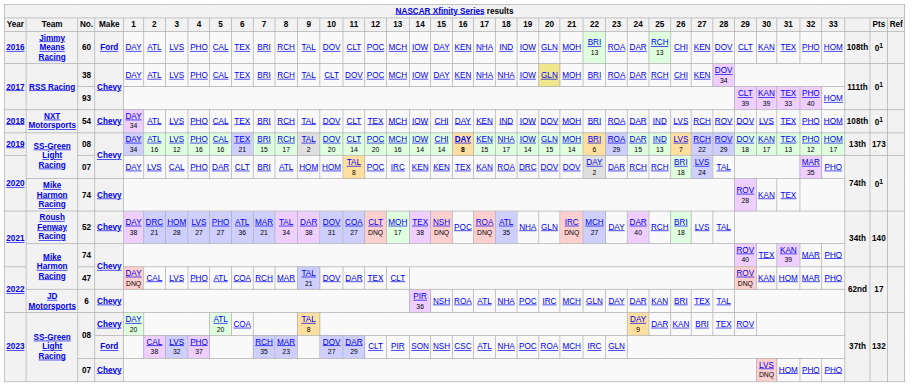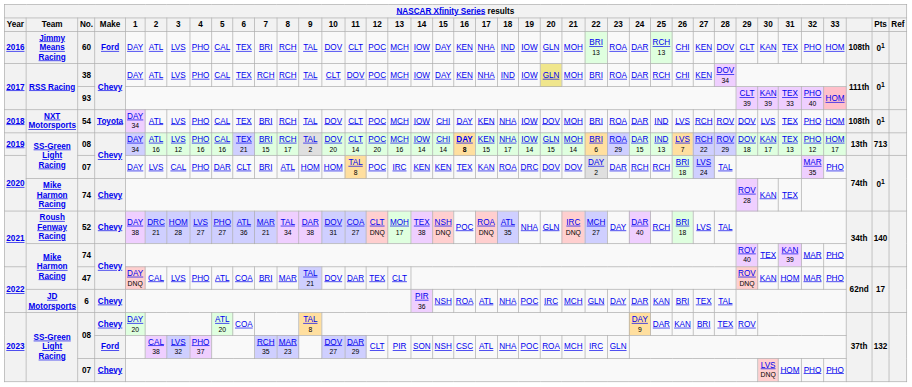(264, 75) BRI -> (266, 75) RCH
(506, 75) NHA -> (508, 75) IND
(833, 98) no background -> (835, 98) pink background
(109, 121) Chevy -> (110, 121) Toyota
(376, 121) TEX -> (377, 121) POC
(506, 121) IND -> (508, 121) NHA
(879, 144) 173 -> (881, 144) 713
(264, 278) RCH -> (266, 278) BRI
